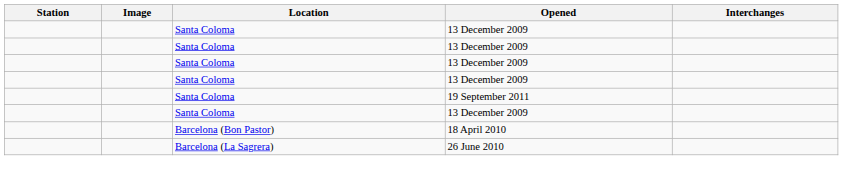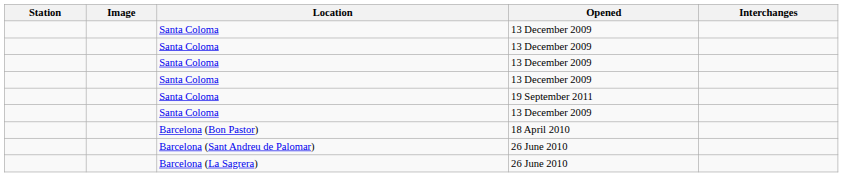+ row: (237, 146)
